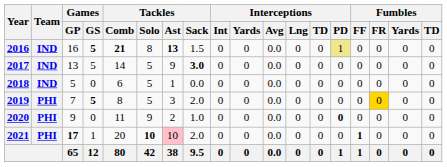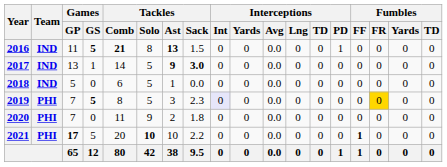(73, 48) 16 -> (73, 48) 11
(341, 48) khaki background -> (341, 48) no background
(93, 65) 5 -> (93, 65) 1
(173, 65) normal -> (173, 65) bold
(197, 100) 2.0 -> (197, 100) 2.3
(220, 100) no background -> (220, 100) lavender background
(73, 118) 9 -> (73, 118) 7
(197, 118) 1.0 -> (197, 118) 1.8
(341, 118) bold -> (341, 118) normal
(93, 135) 1 -> (93, 135) 5
(173, 135) pink background -> (173, 135) no background
(197, 135) 2.0 -> (197, 135) 2.2
